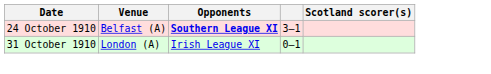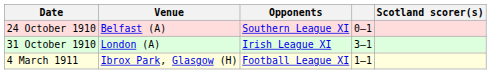(224, 29) bold -> (296, 29) normal
(292, 29) 3–1 -> (363, 29) 0–1
(292, 45) 0–1 -> (363, 45) 3–1
+ row: (42, 61)
